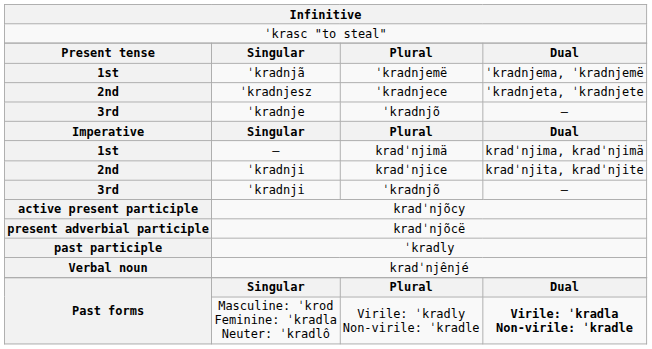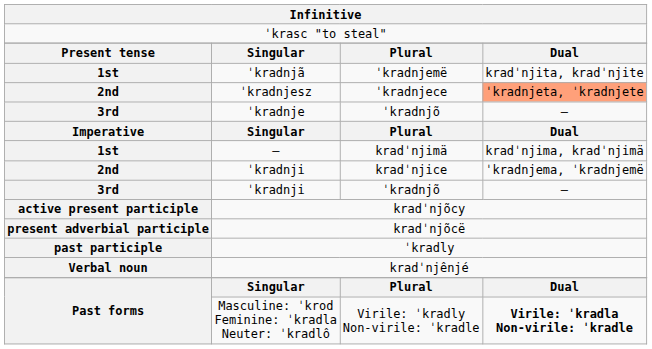(564, 73) ˈkradnjema, ˈkradnjemë -> (564, 73) kradˈnjita, kradˈnjite
(564, 92) no background -> (564, 92) lightsalmon background
(564, 170) kradˈnjita, kradˈnjite -> (564, 170) ˈkradnjema, ˈkradnjemë
